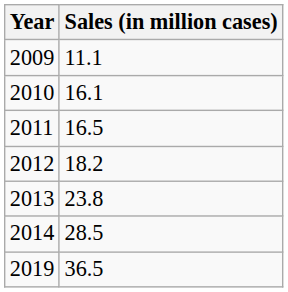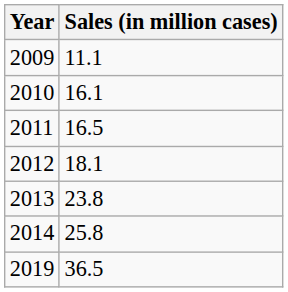(84, 163) 18.2 -> (84, 163) 18.1
(84, 233) 28.5 -> (84, 233) 25.8
